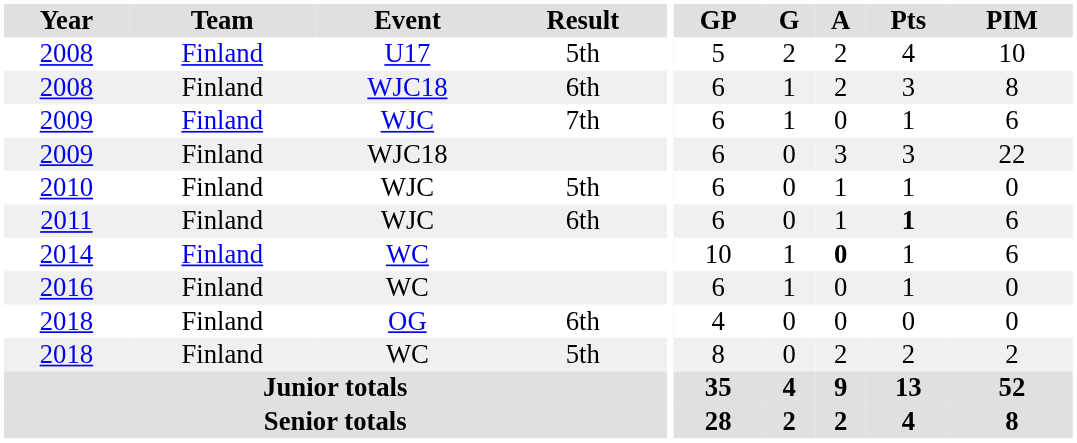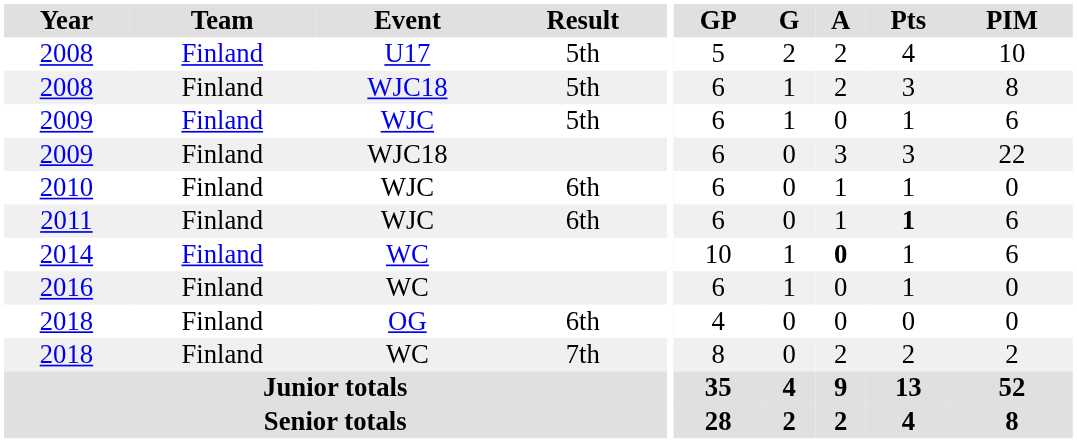(583, 87) 6th -> (583, 87) 5th
(583, 120) 7th -> (583, 120) 5th
(583, 187) 5th -> (583, 187) 6th
(583, 354) 5th -> (583, 354) 7th
